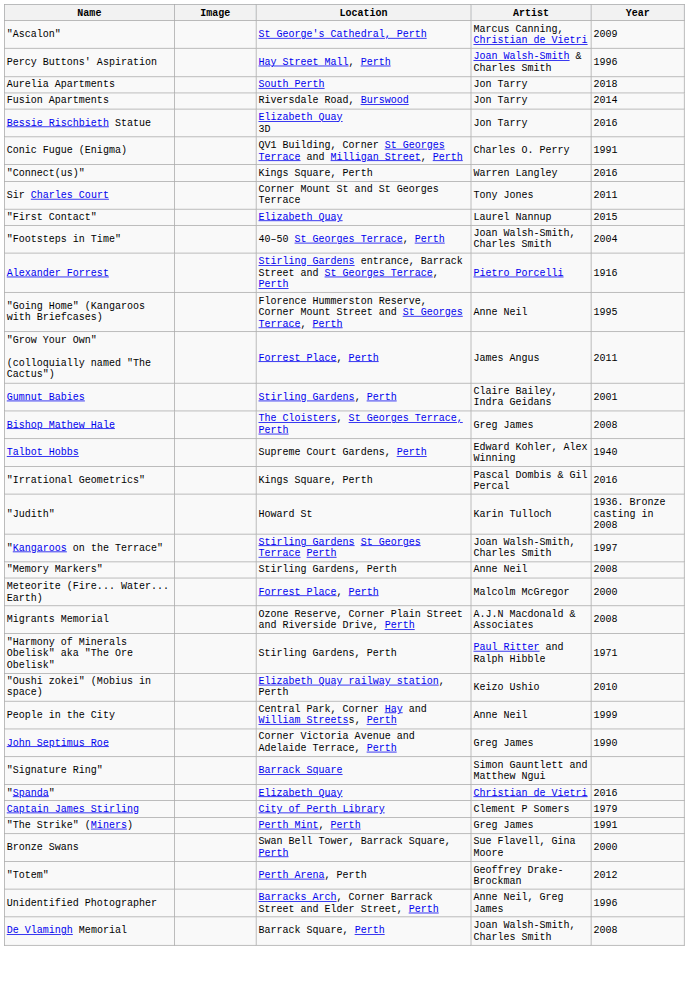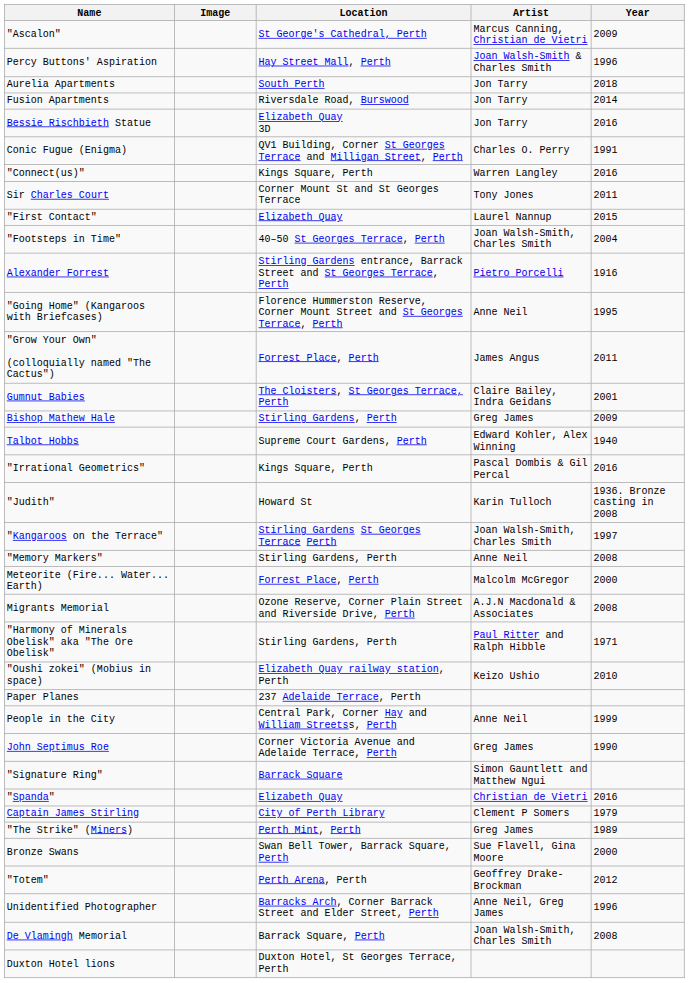(328, 397) Stirling Gardens, Perth -> (361, 397) The Cloisters, St Georges Terrace, Perth
(361, 425) The Cloisters, St Georges Terrace, Perth -> (328, 419) Stirling Gardens, Perth
(606, 425) 2008 -> (606, 419) 2009
+ row: (43, 698)
(606, 825) 1991 -> (606, 830) 1989
+ row: (61, 964)
